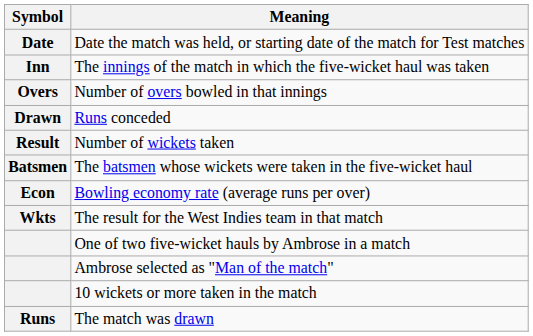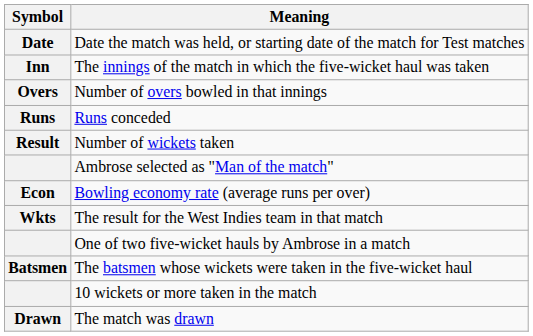(38, 117) Drawn -> (38, 117) Runs
rows swapped: (273, 167) <-> (204, 268)
(38, 318) Runs -> (38, 318) Drawn
